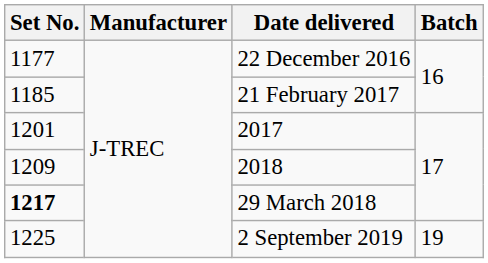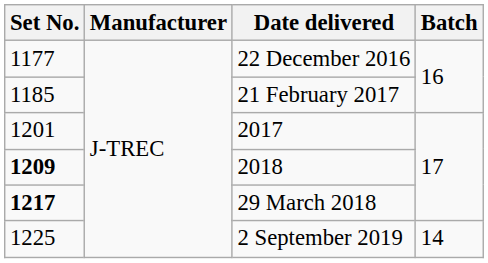(33, 166) normal -> (33, 166) bold
(432, 238) 19 -> (432, 238) 14
